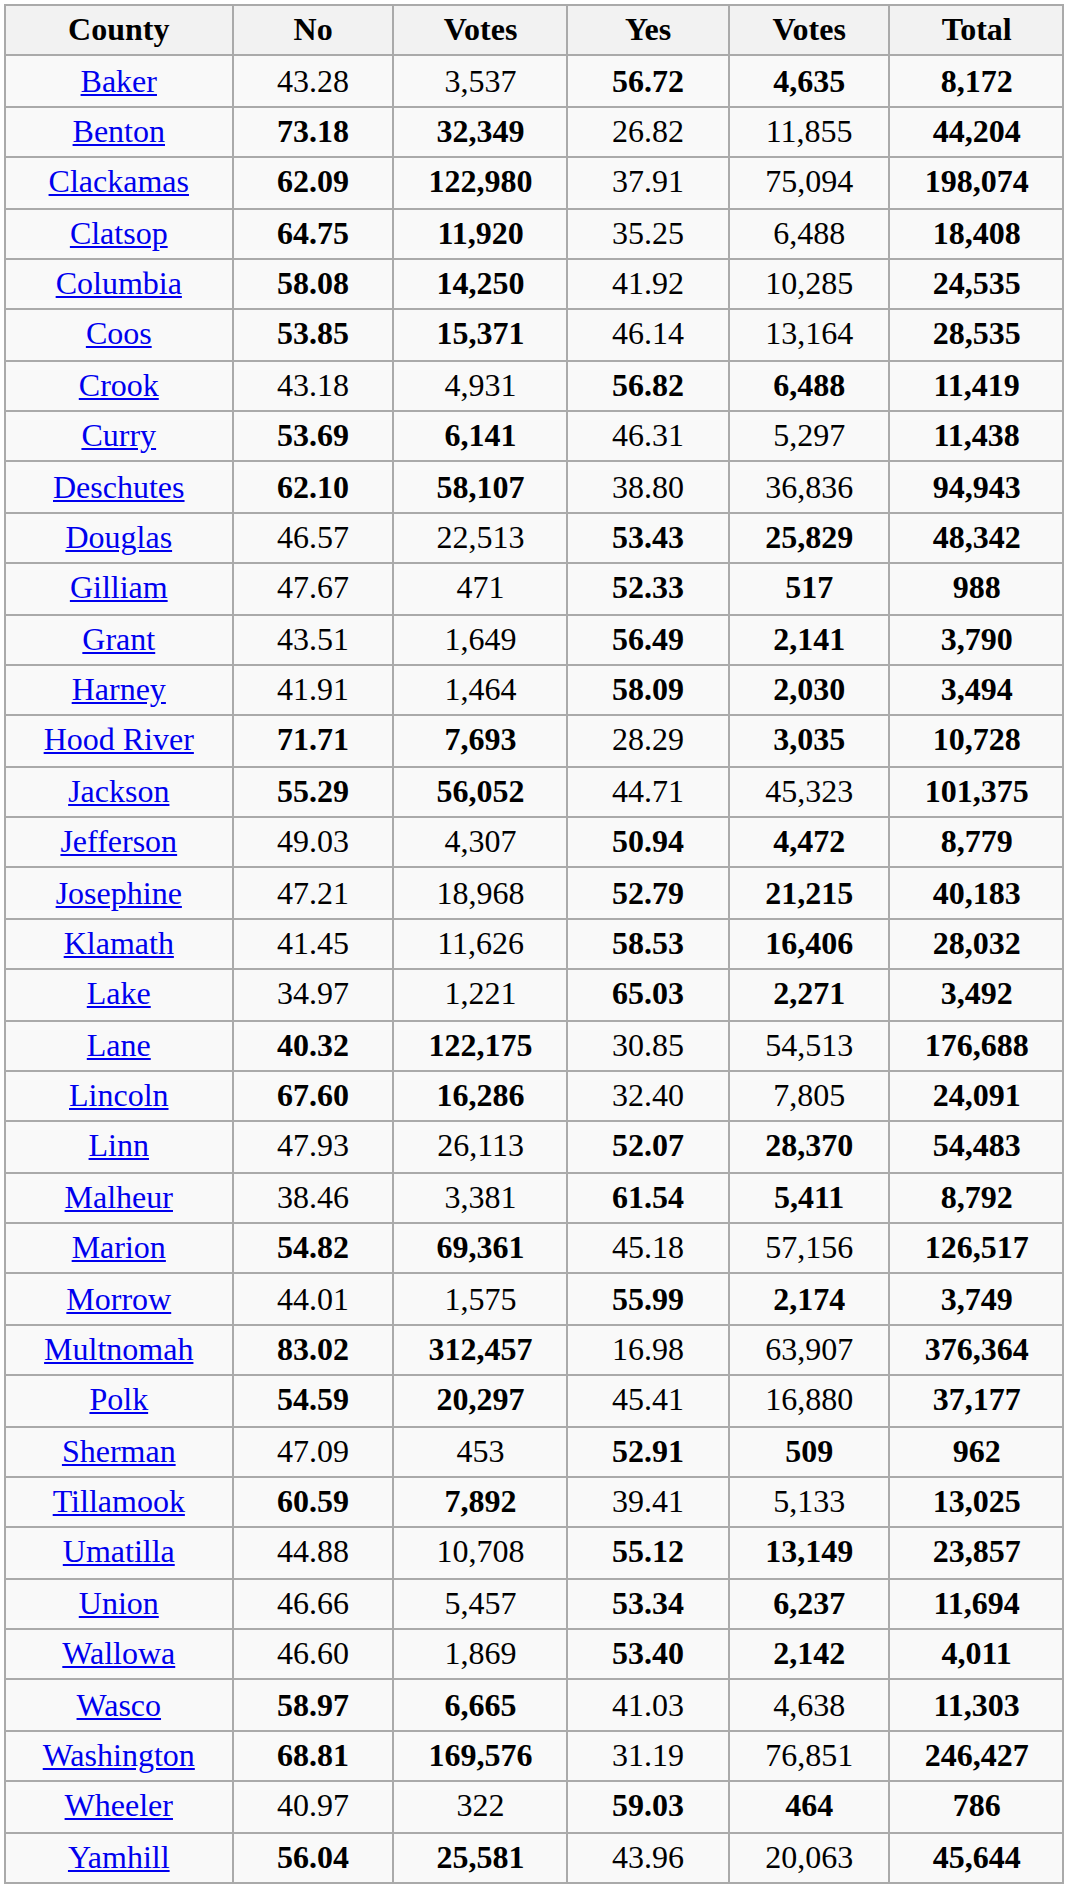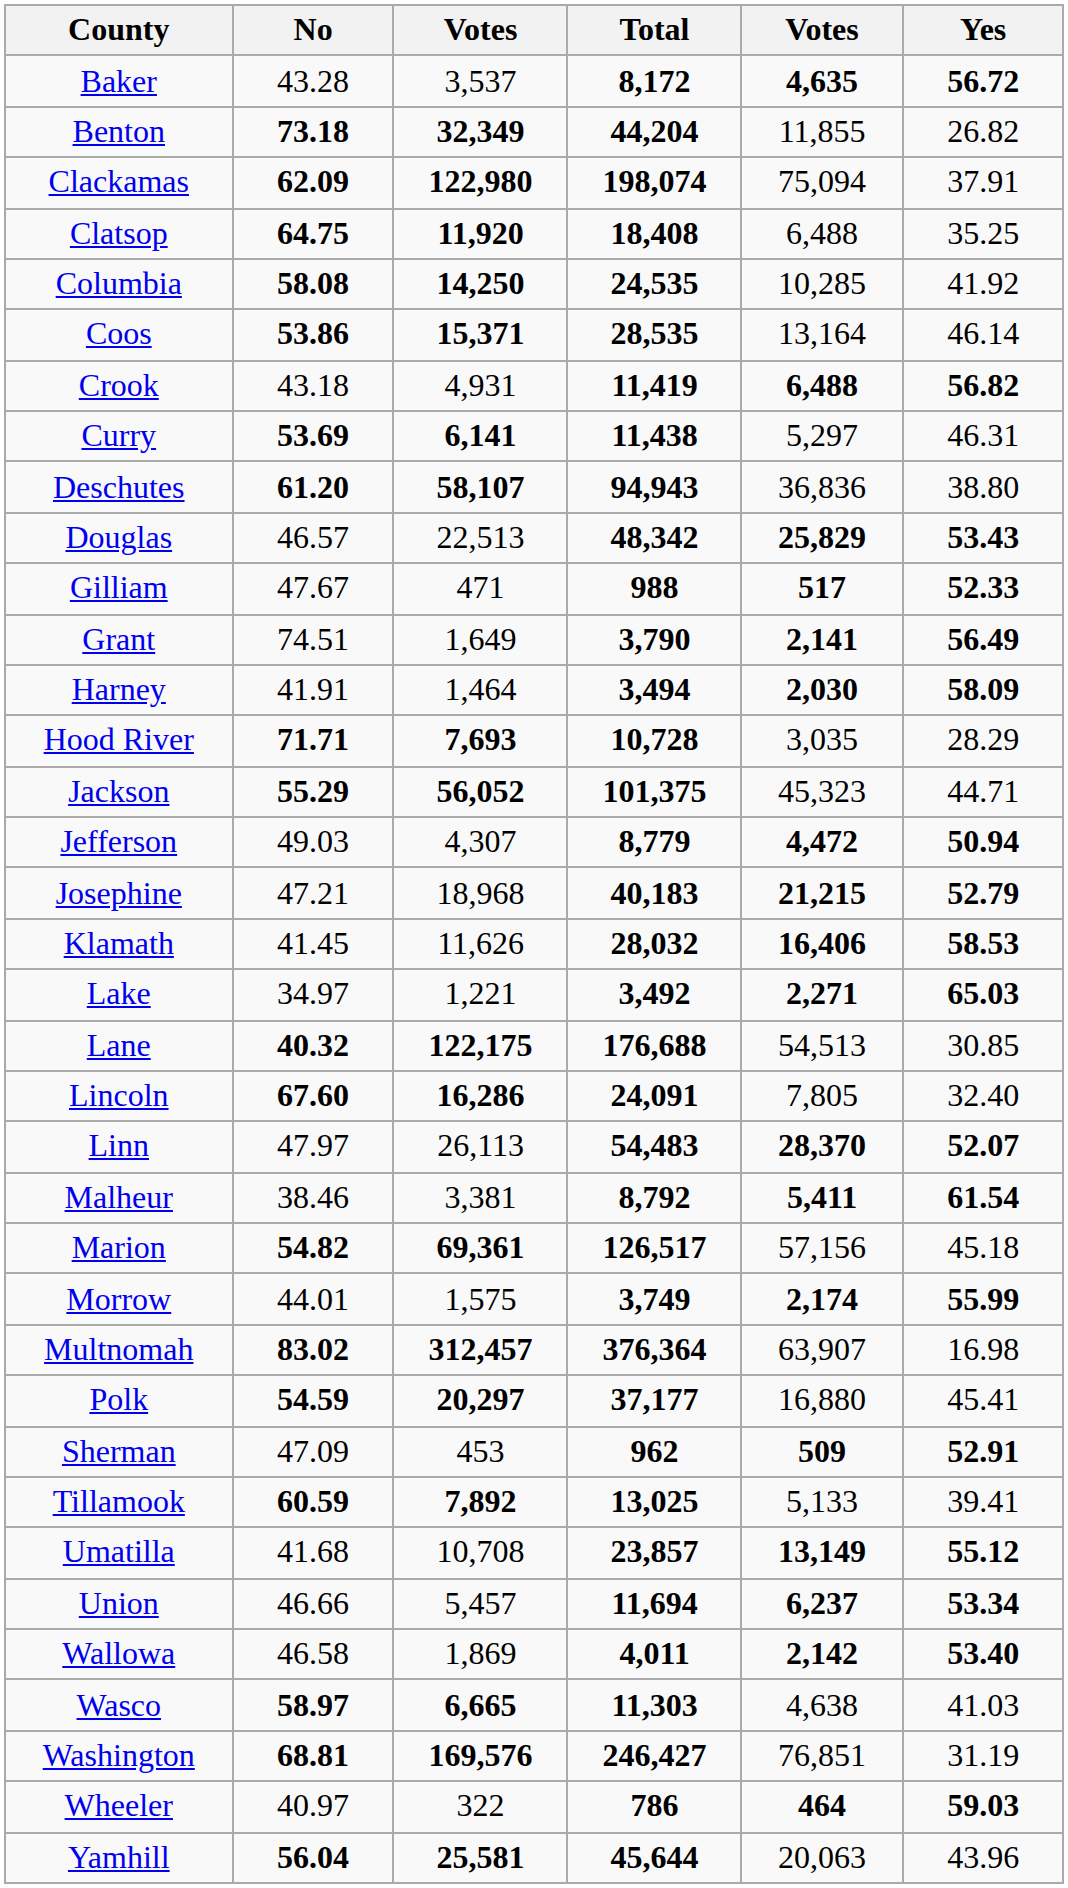columns swapped: (648, 29) <-> (977, 29)
(313, 334) 53.85 -> (313, 334) 53.86
(313, 486) 62.10 -> (313, 486) 61.20
(313, 638) 43.51 -> (313, 638) 74.51
(809, 740) bold -> (822, 740) normal
(313, 1146) 47.93 -> (313, 1146) 47.97
(313, 1552) 44.88 -> (313, 1552) 41.68
(313, 1653) 46.60 -> (313, 1653) 46.58
